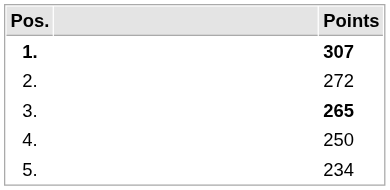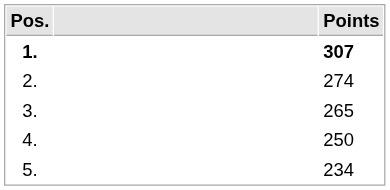(339, 81) 272 -> (339, 81) 274
(339, 110) bold -> (339, 110) normal
